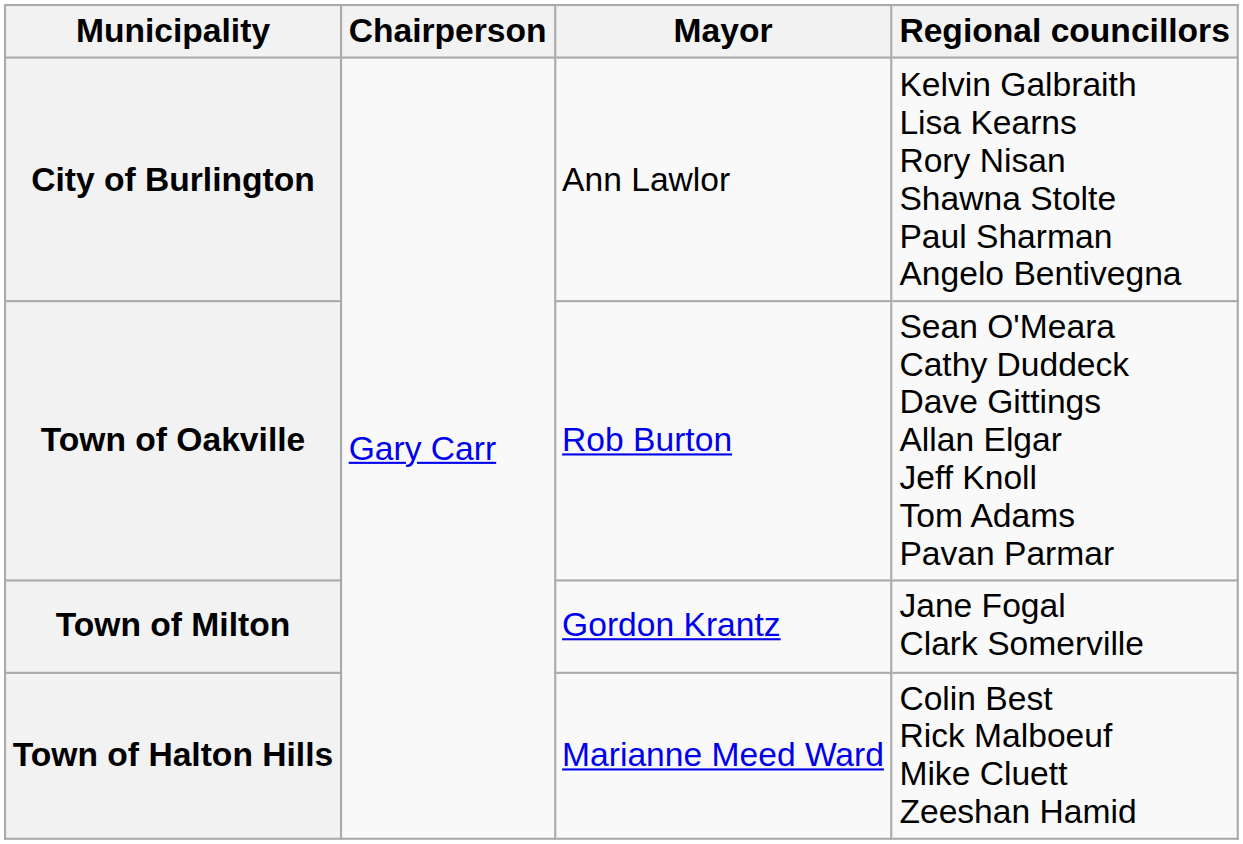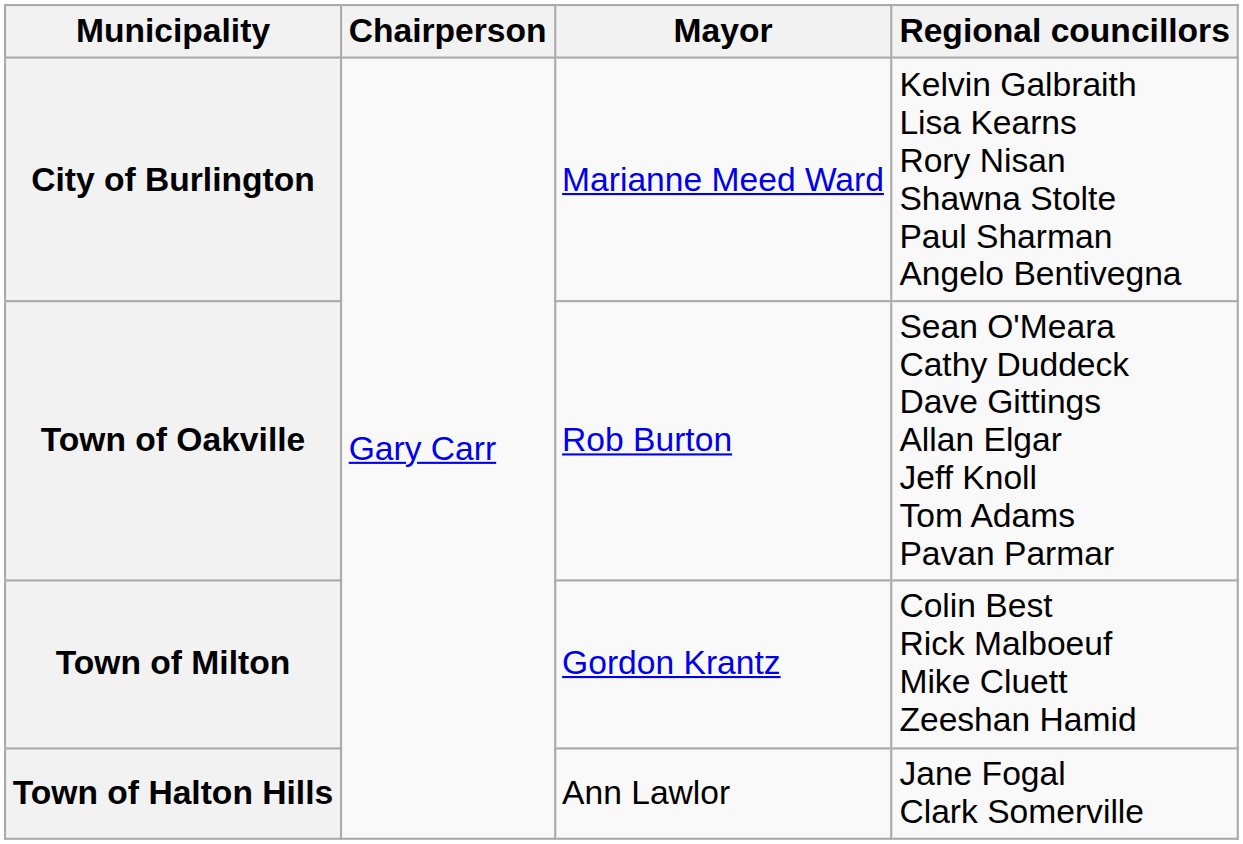(646, 178) Ann Lawlor -> (723, 178) Marianne Meed Ward
(1022, 625) Jane Fogal Clark Somerville -> (1018, 663) Colin Best Rick Malboeuf Mike Cluett Zeeshan Hamid
(723, 754) Marianne Meed Ward -> (646, 792) Ann Lawlor
(1018, 754) Colin Best Rick Malboeuf Mike Cluett Zeeshan Hamid -> (1022, 792) Jane Fogal Clark Somerville
